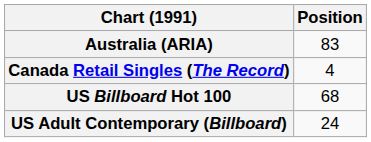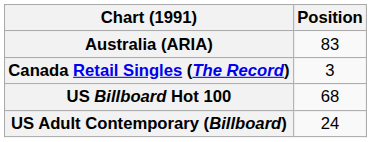(330, 70) 4 -> (330, 70) 3
